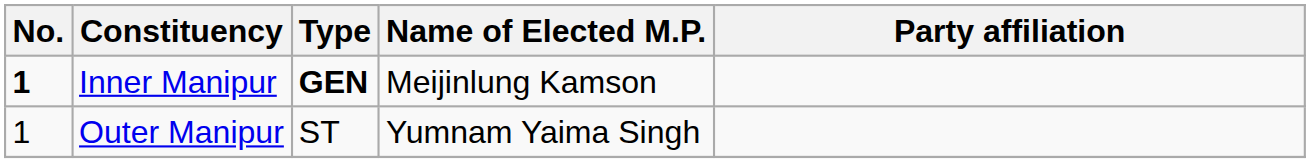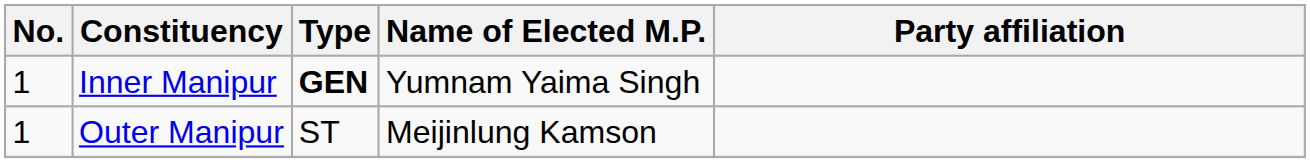(21, 81) bold -> (21, 81) normal
(521, 81) Meijinlung Kamson -> (543, 81) Yumnam Yaima Singh
(543, 132) Yumnam Yaima Singh -> (521, 132) Meijinlung Kamson
